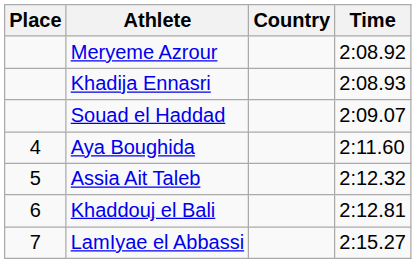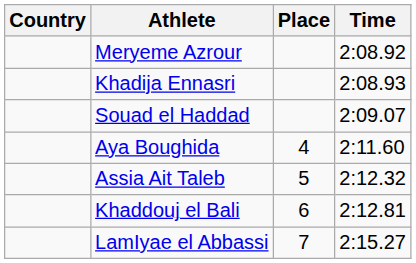columns swapped: (35, 20) <-> (292, 20)
